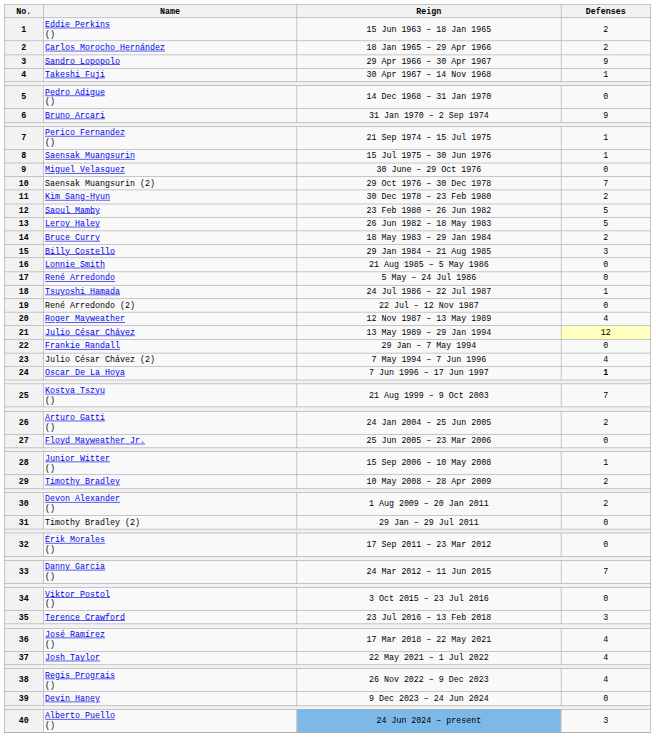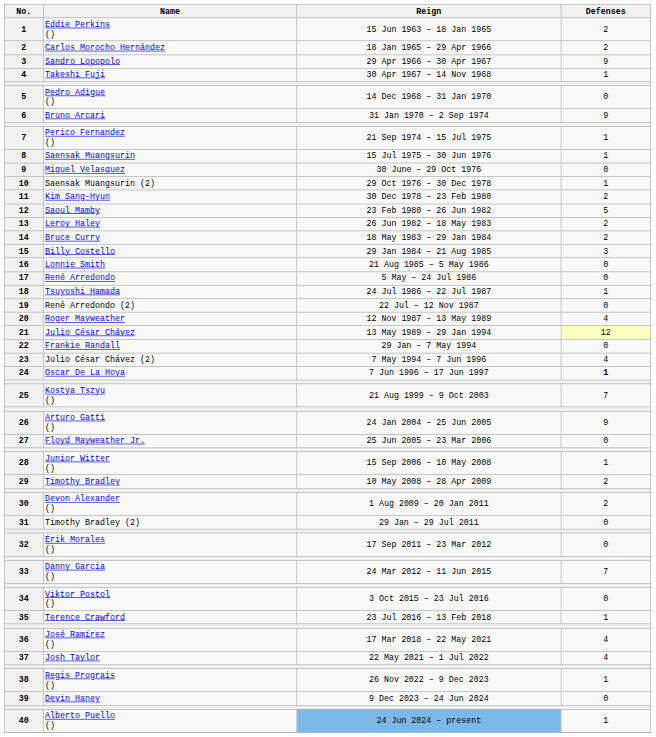(606, 183) 7 -> (606, 183) 1
(606, 224) 5 -> (606, 224) 2
(606, 423) 2 -> (606, 423) 9
(606, 617) 3 -> (606, 617) 1
(606, 680) 4 -> (606, 680) 1
(606, 721) 3 -> (606, 721) 1
